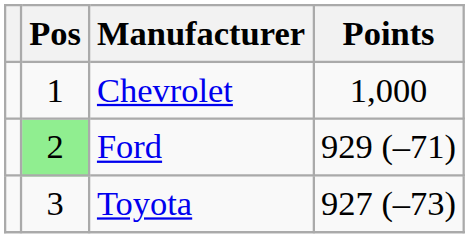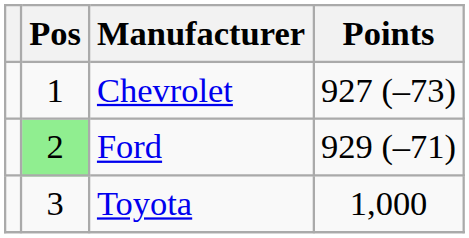(389, 90) 1,000 -> (389, 90) 927 (–73)
(389, 203) 927 (–73) -> (389, 203) 1,000
